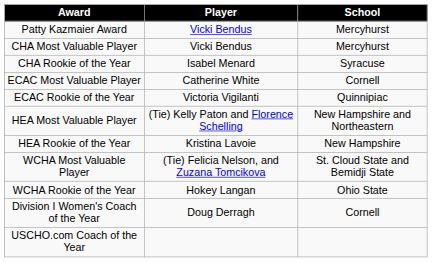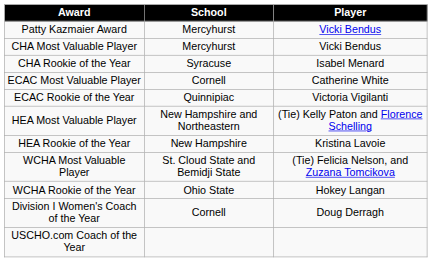columns swapped: (221, 13) <-> (362, 13)
